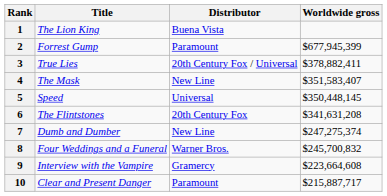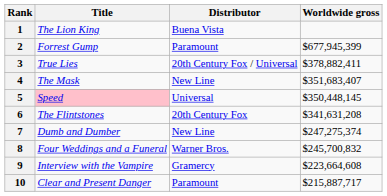(332, 81) $351,583,407 -> (332, 81) $351,683,407
(50, 98) no background -> (50, 98) pink background
